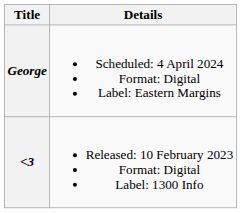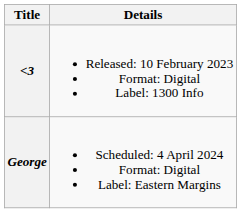rows swapped: (27, 162) <-> (27, 70)
